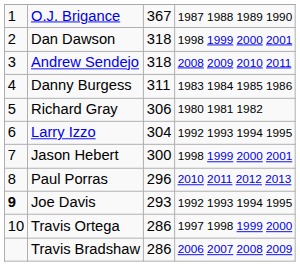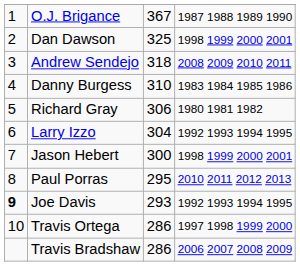(159, 39) 318 -> (159, 39) 325
(159, 86) 311 -> (159, 86) 310
(159, 179) 296 -> (159, 179) 295
